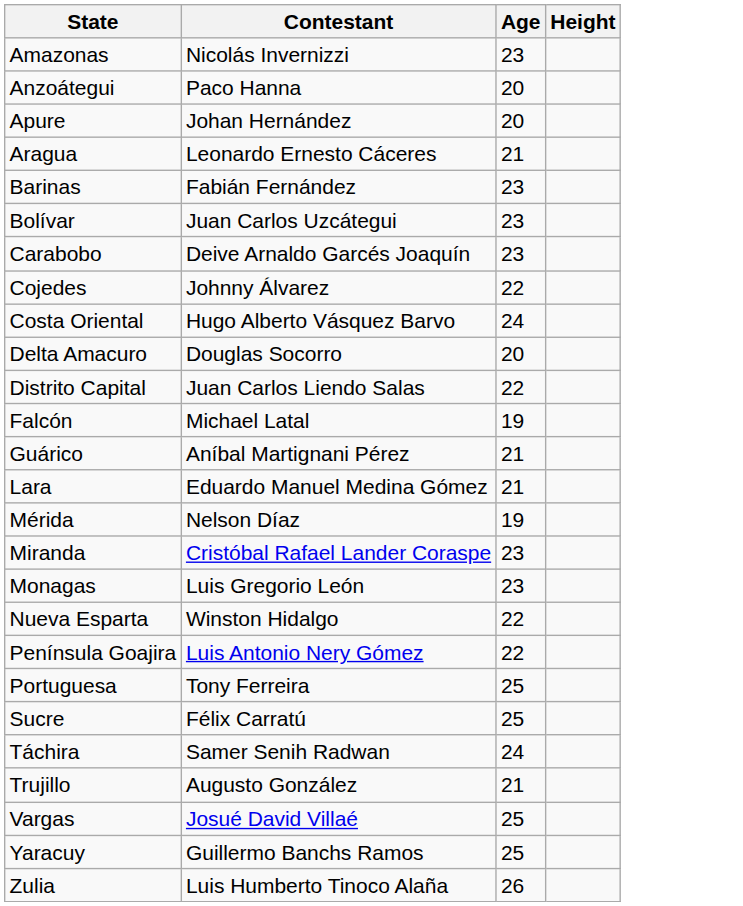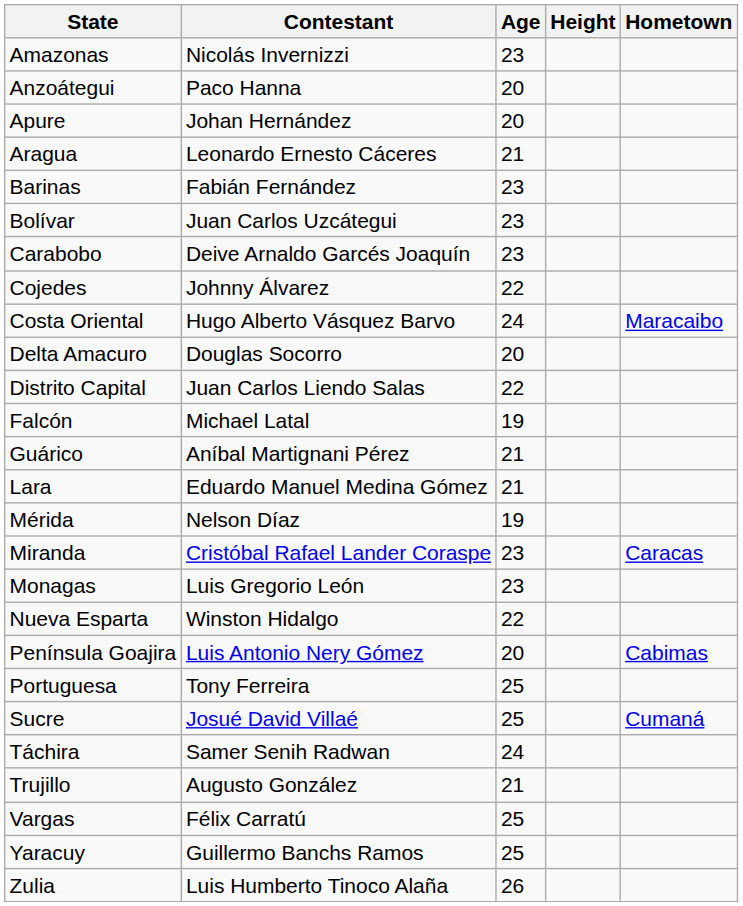+ column: (679, 21)
(513, 652) 22 -> (513, 652) 20
(246, 719) Félix Carratú -> (272, 719) Josué David Villaé
(272, 818) Josué David Villaé -> (246, 818) Félix Carratú
